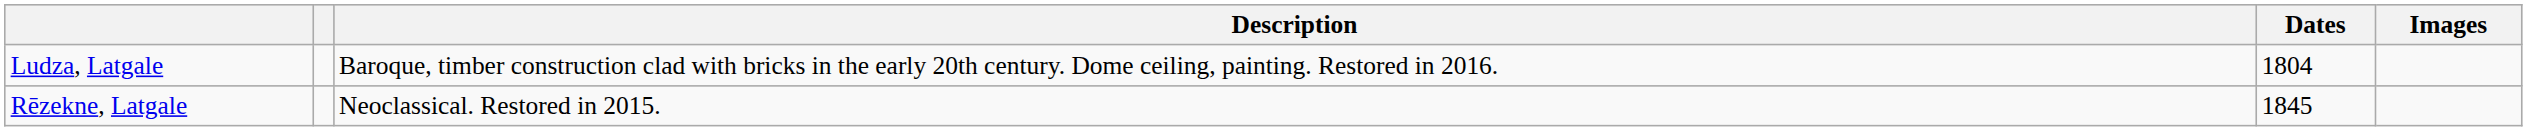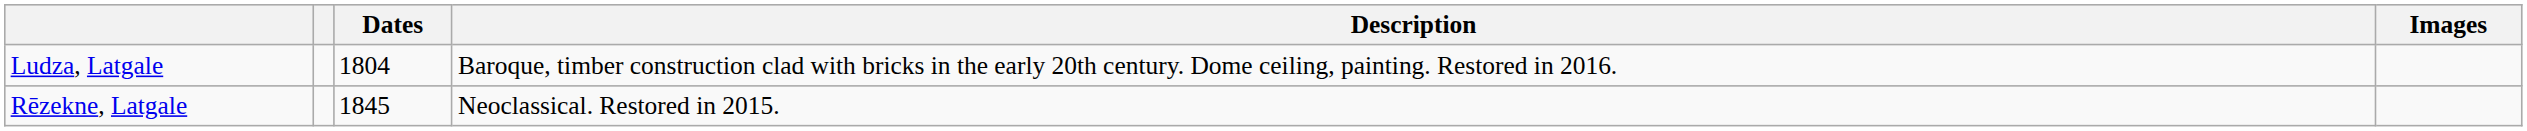columns swapped: (2315, 24) <-> (1294, 24)
